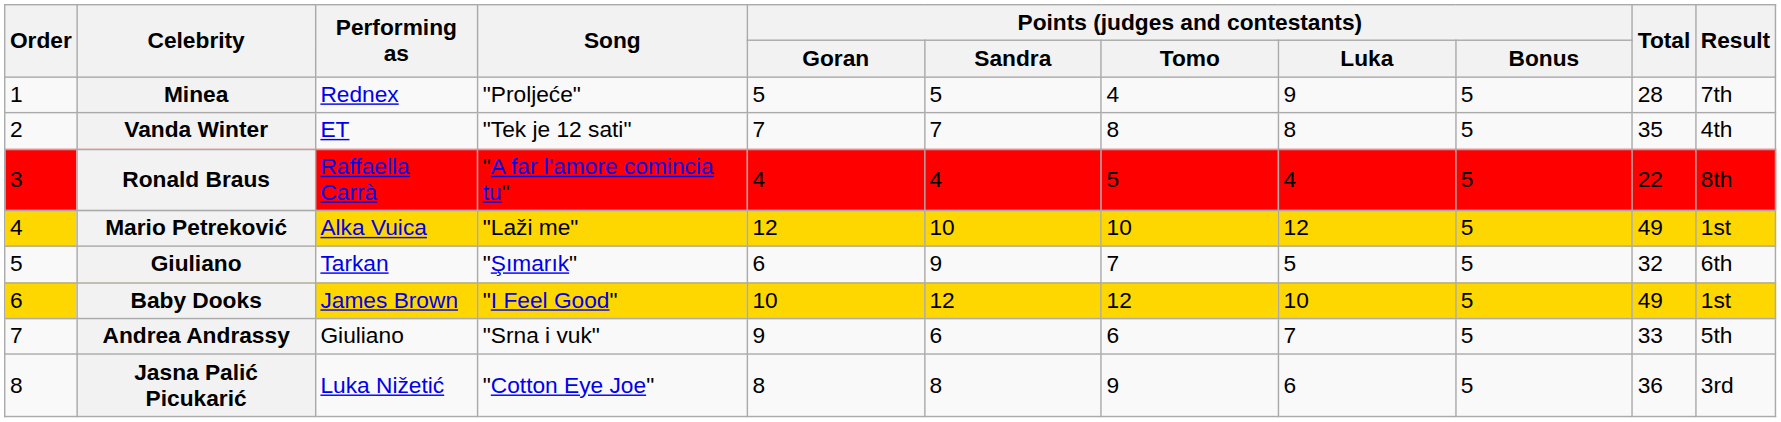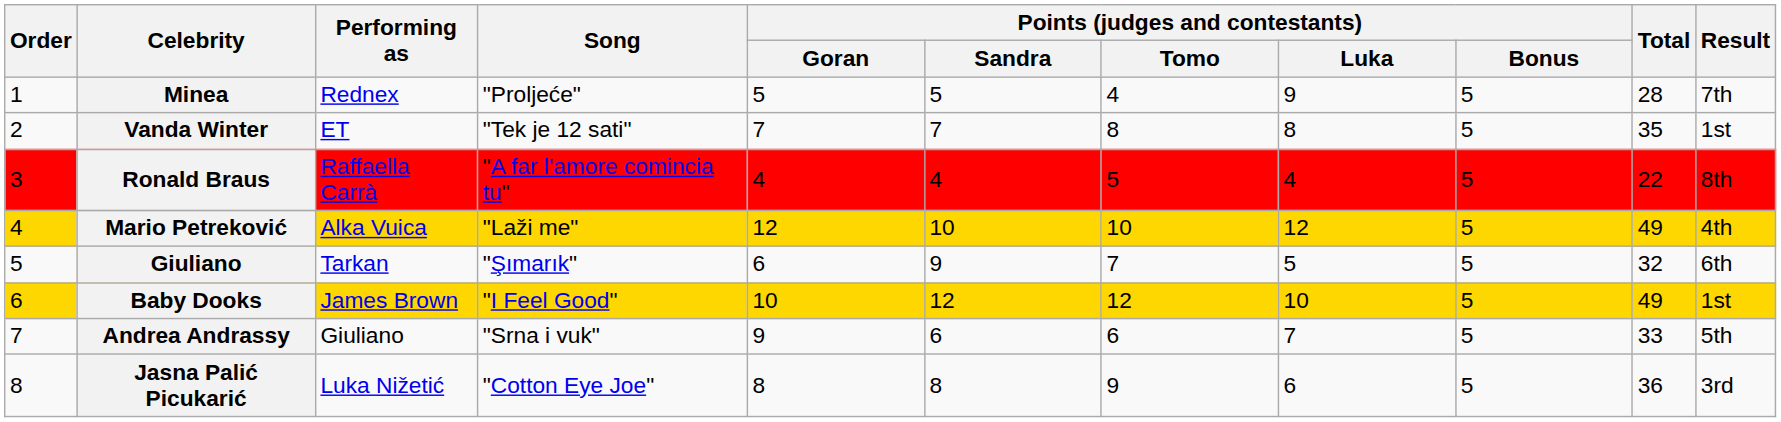(1717, 130) 4th -> (1716, 130) 1st
(1716, 228) 1st -> (1717, 228) 4th
